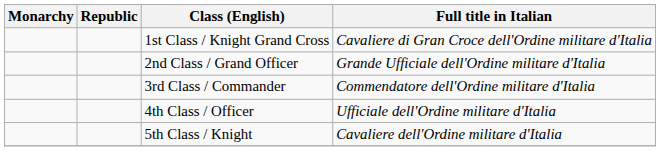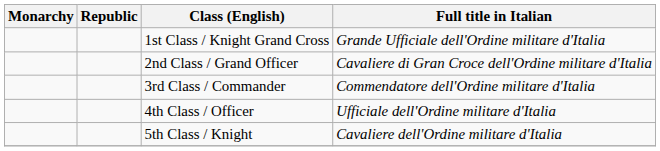(494, 39) Cavaliere di Gran Croce dell'Ordine militare d'Italia -> (471, 39) Grande Ufficiale dell'Ordine militare d'Italia
(471, 63) Grande Ufficiale dell'Ordine militare d'Italia -> (494, 63) Cavaliere di Gran Croce dell'Ordine militare d'Italia
